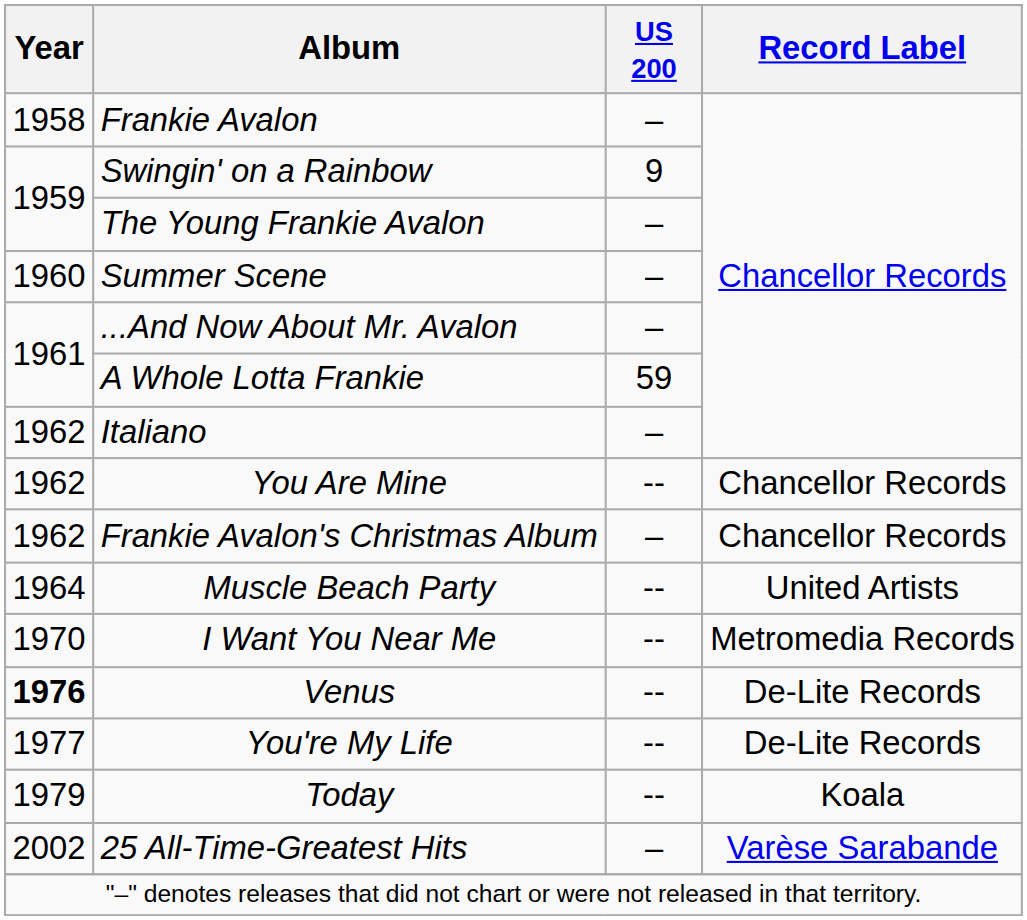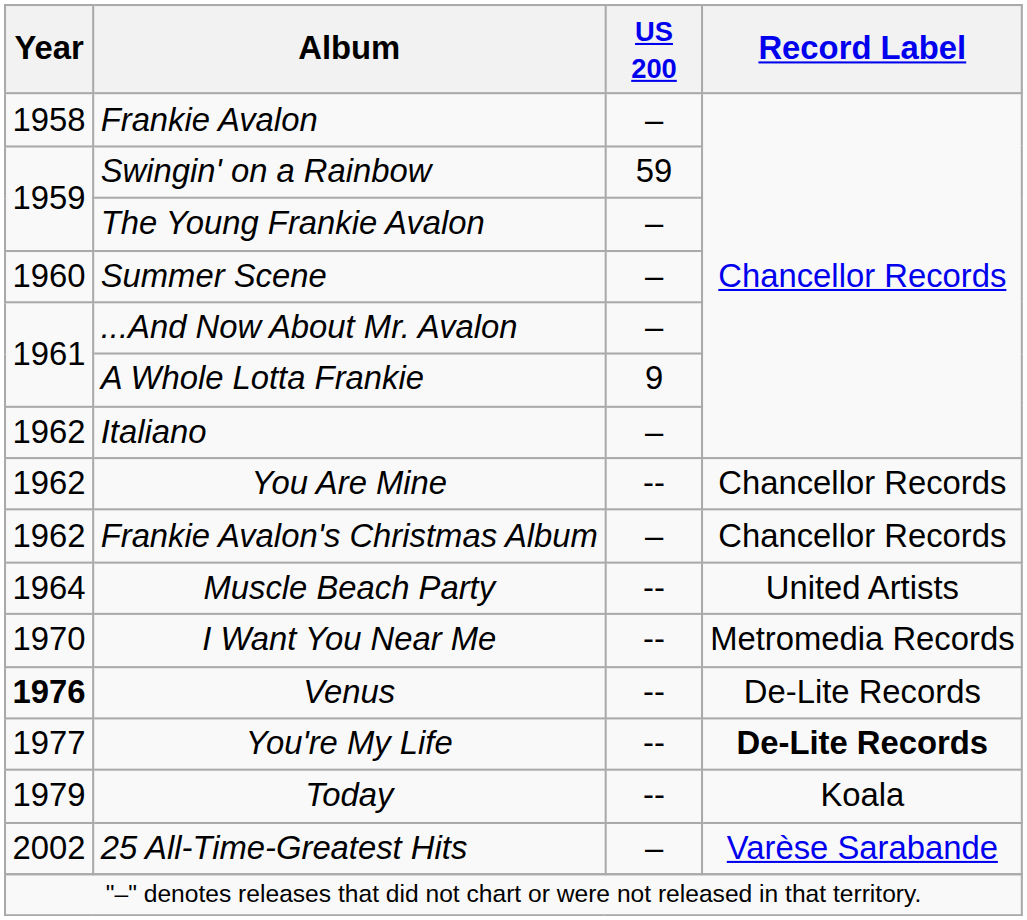(654, 171) 9 -> (654, 171) 59
(654, 379) 59 -> (654, 379) 9
(862, 743) normal -> (862, 743) bold
